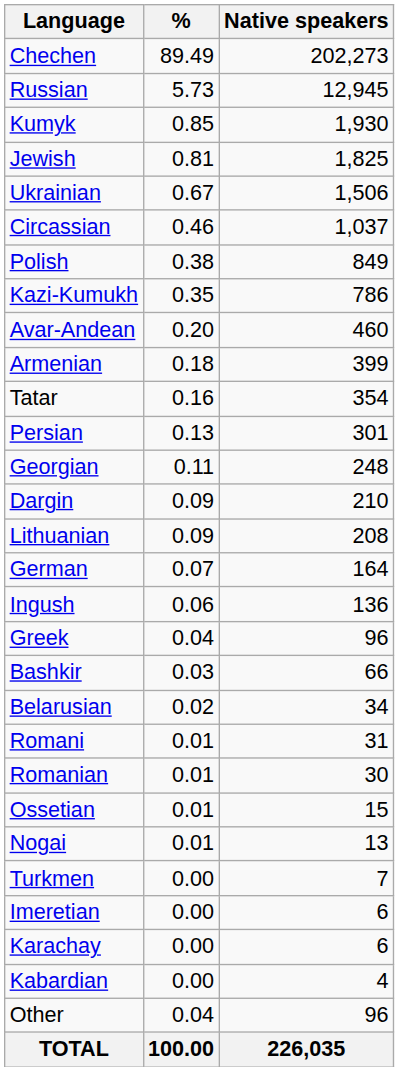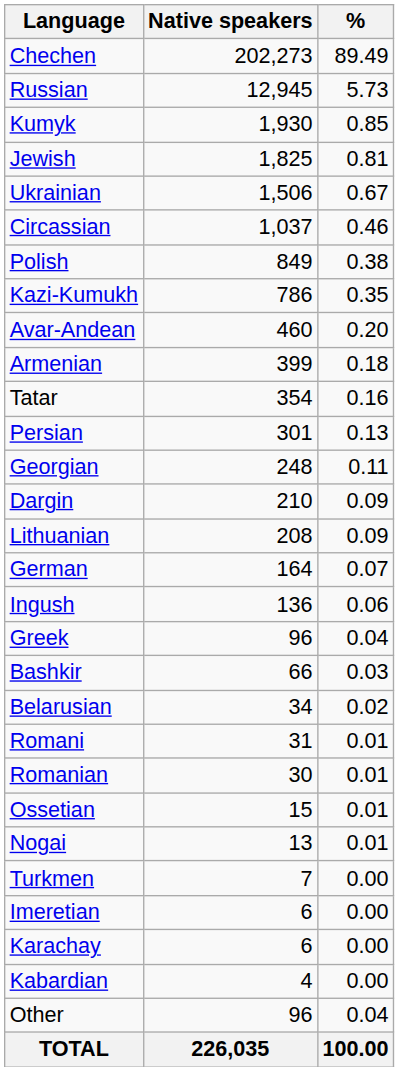columns swapped: (306, 21) <-> (181, 21)
